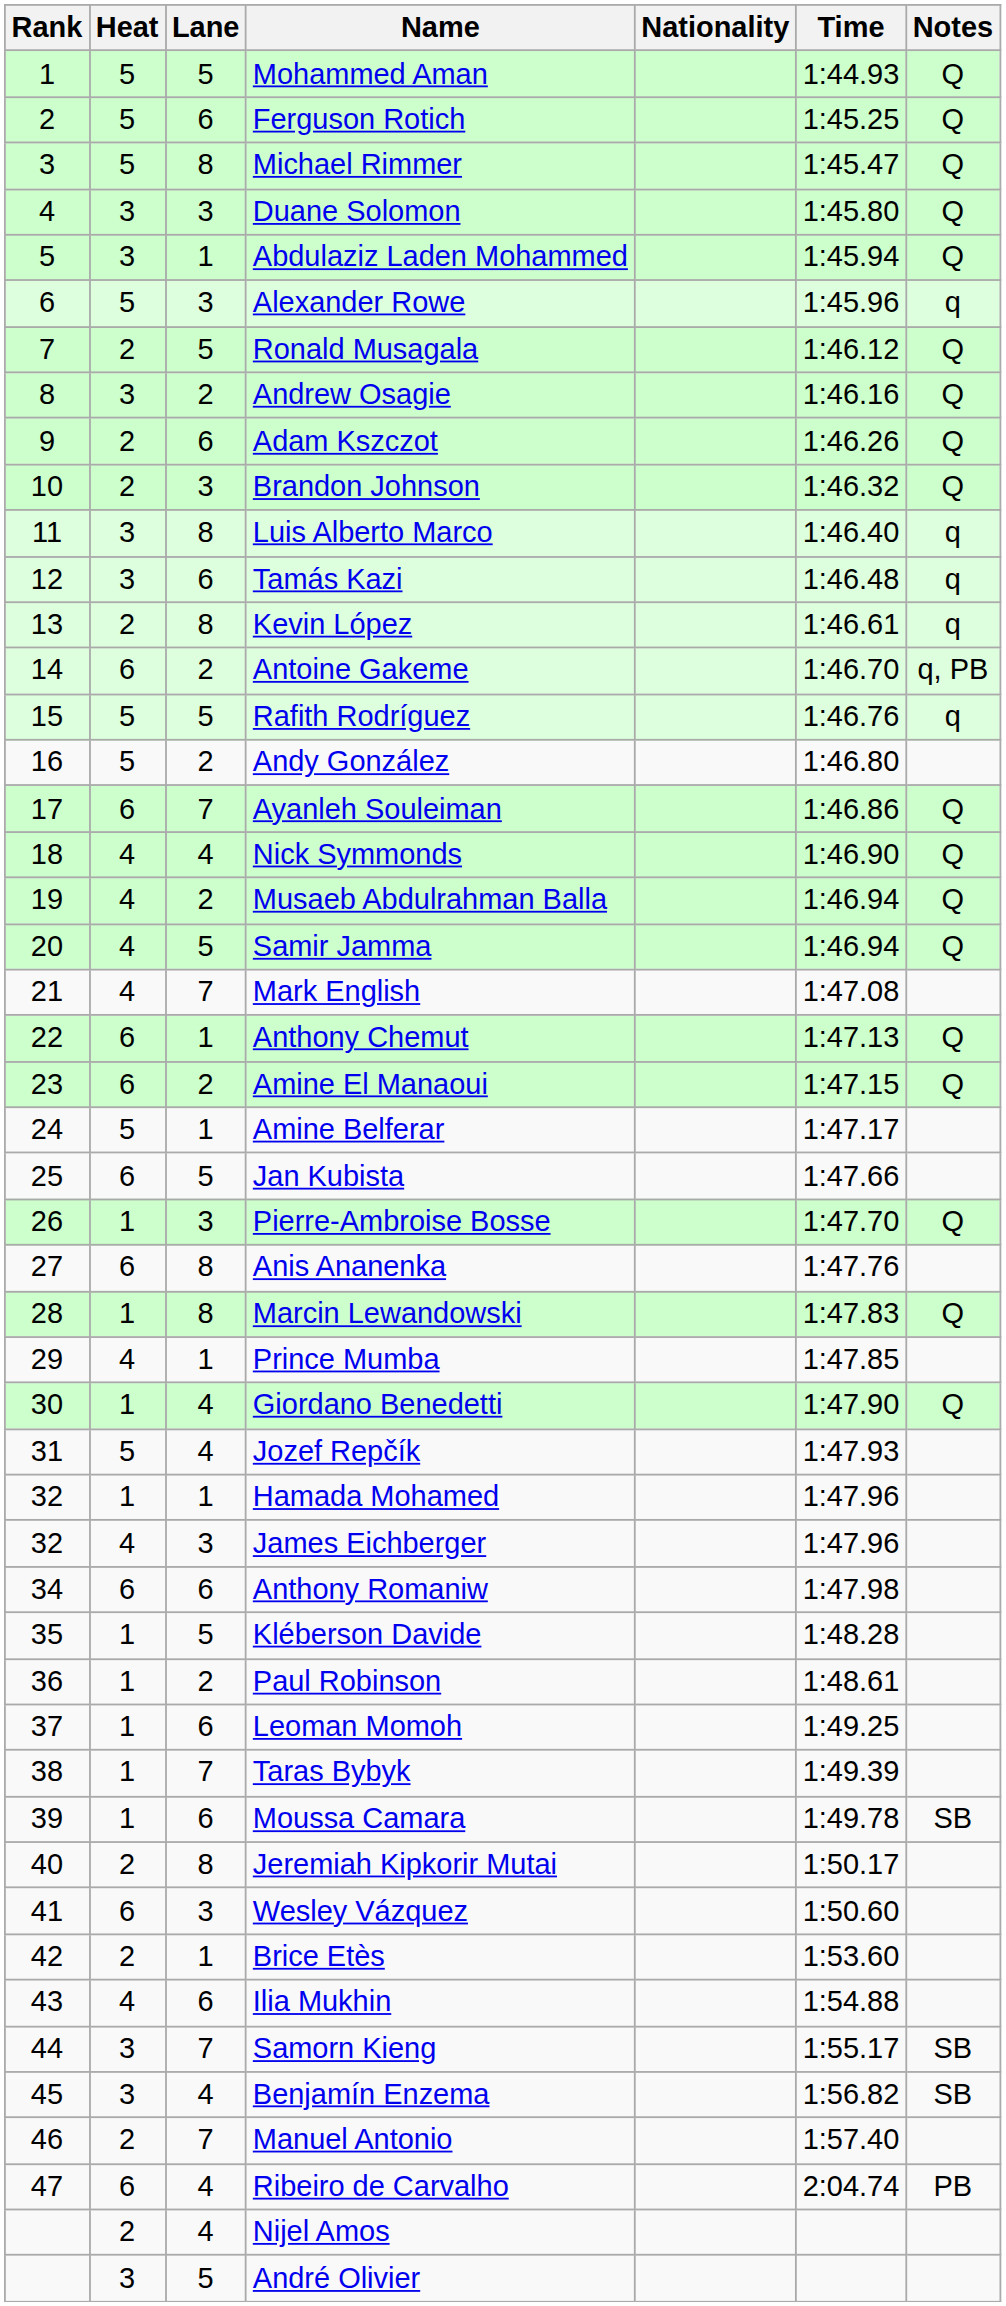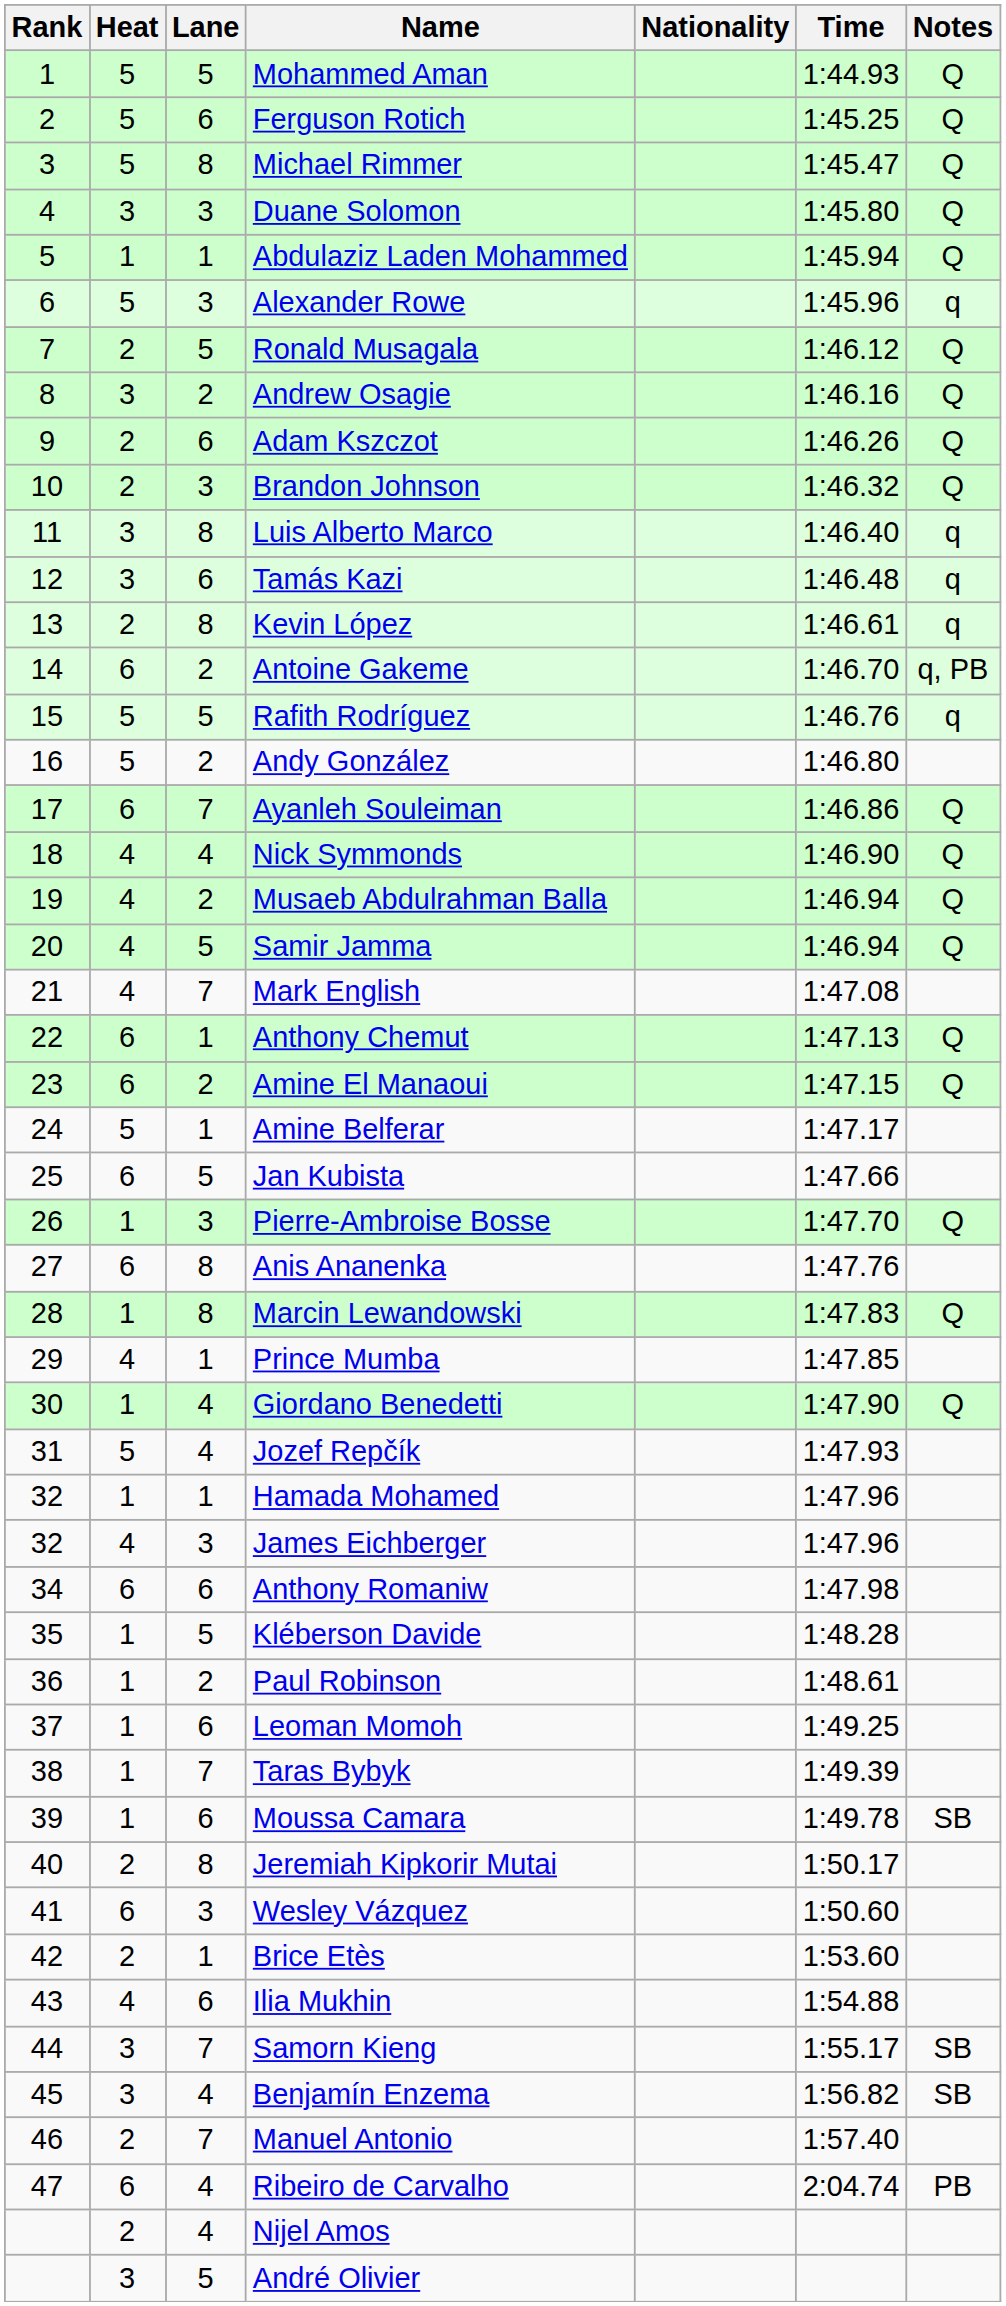(127, 257) 3 -> (127, 257) 1
